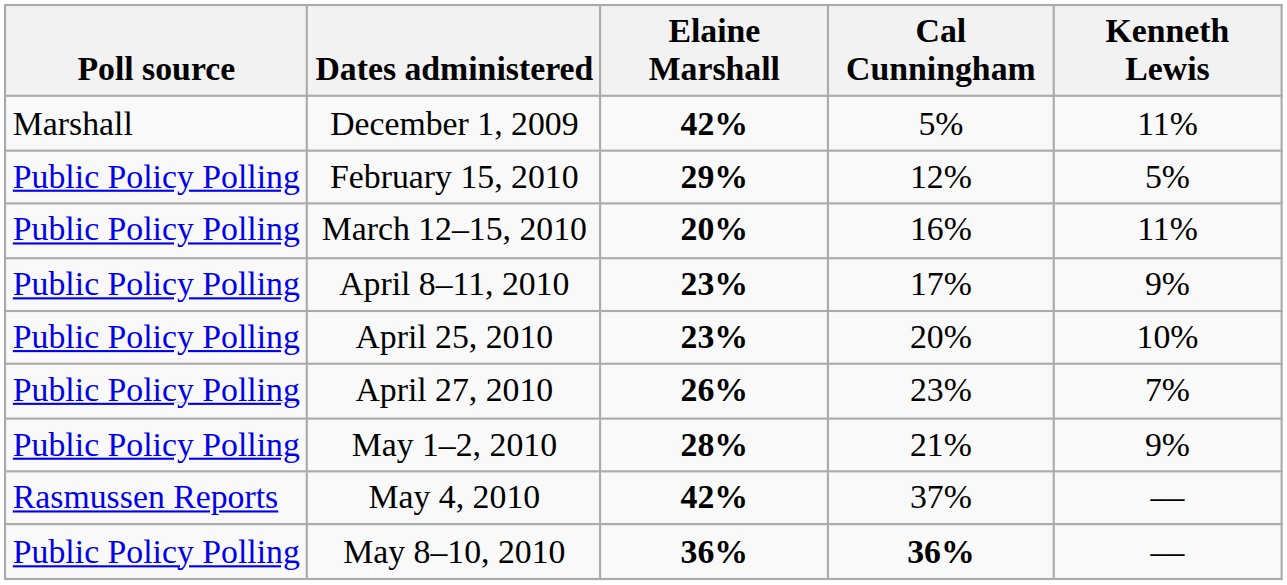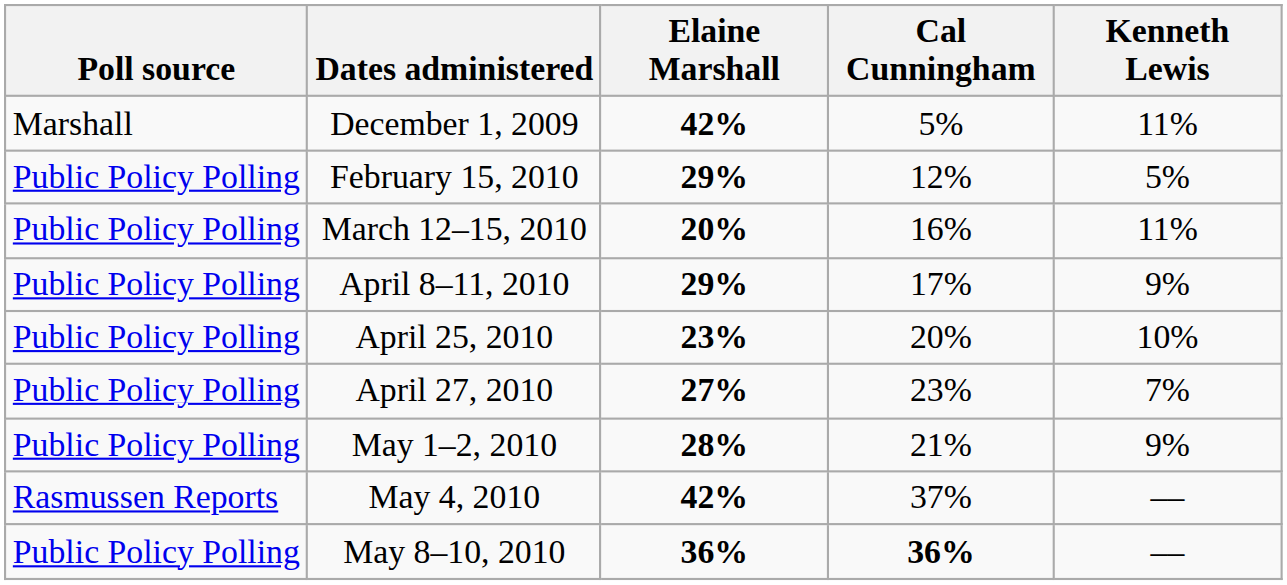(714, 283) 23% -> (714, 283) 29%
(714, 390) 26% -> (714, 390) 27%
